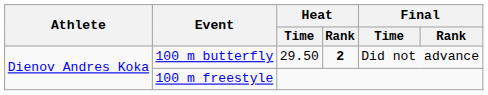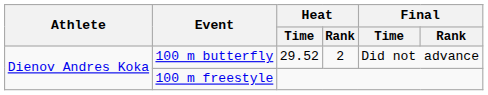(299, 57) 29.50 -> (299, 57) 29.52
(340, 57) bold -> (340, 57) normal
